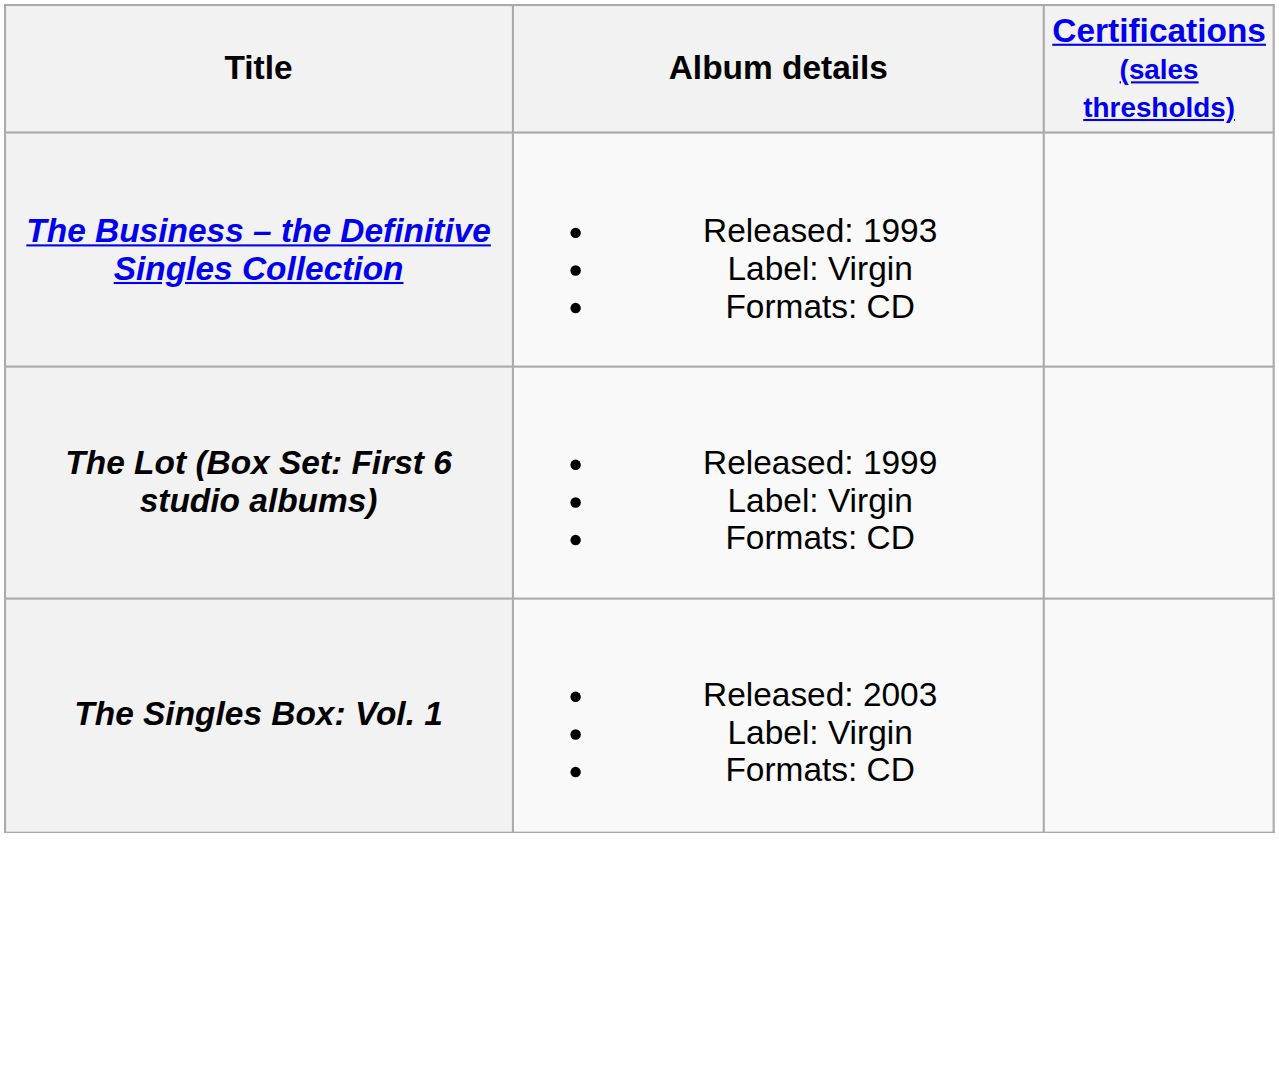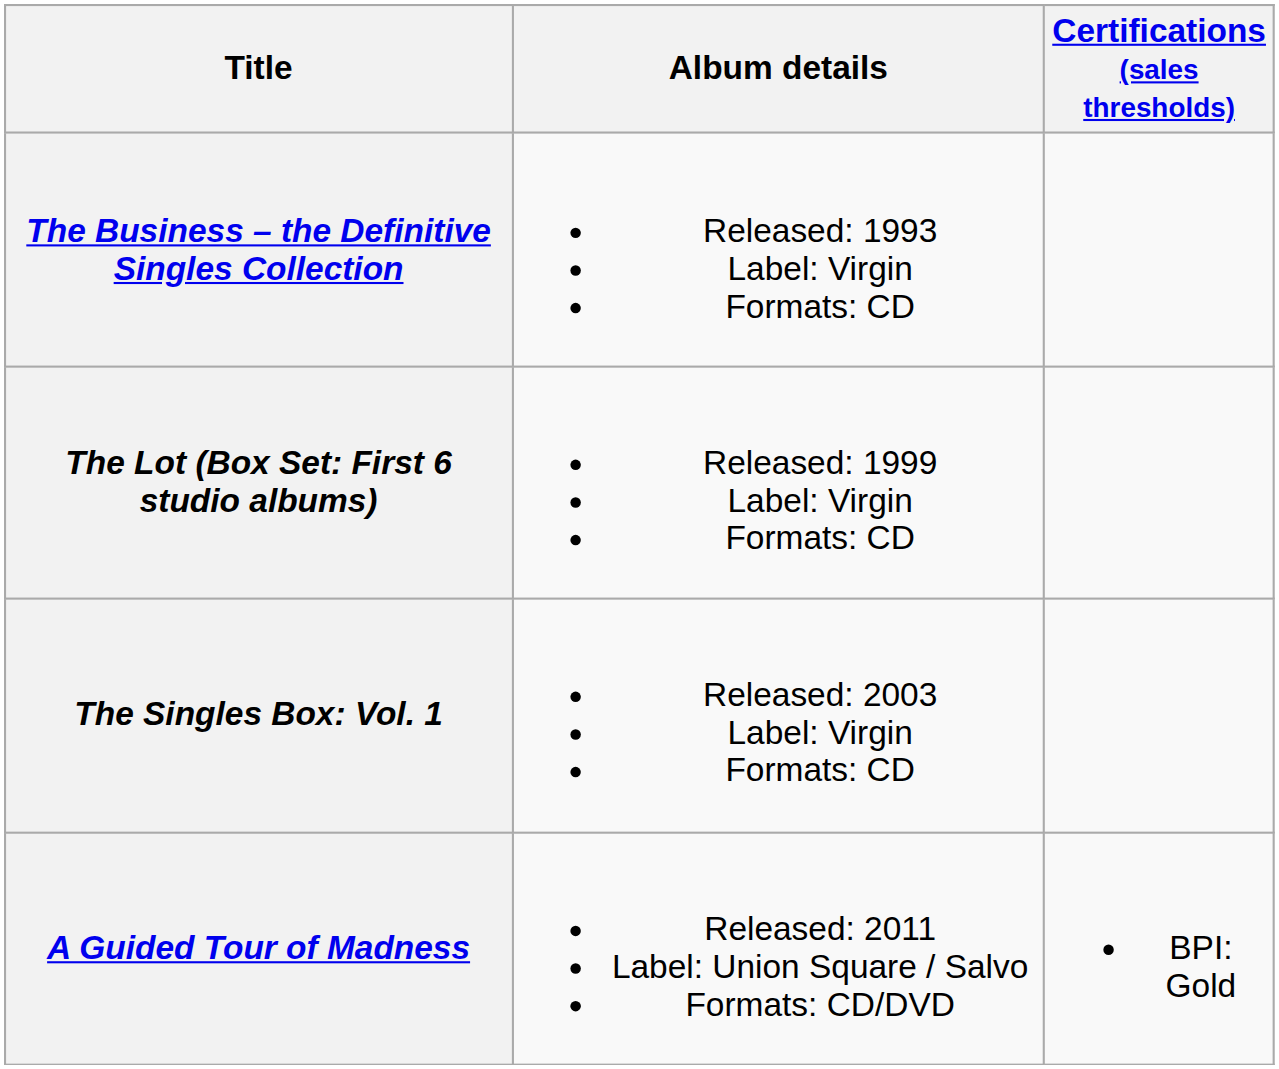+ row: (259, 947)
